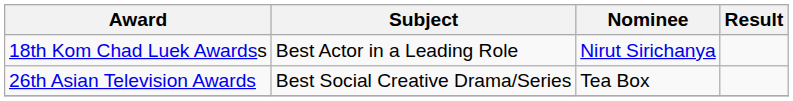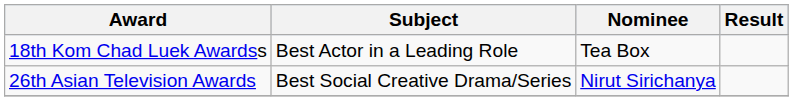(648, 50) Nirut Sirichanya -> (615, 50) Tea Box
(615, 80) Tea Box -> (648, 80) Nirut Sirichanya
